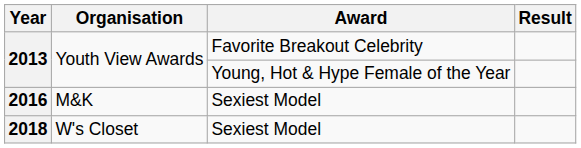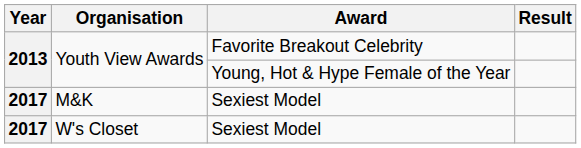(28, 101) 2016 -> (28, 101) 2017
(28, 128) 2018 -> (28, 128) 2017
